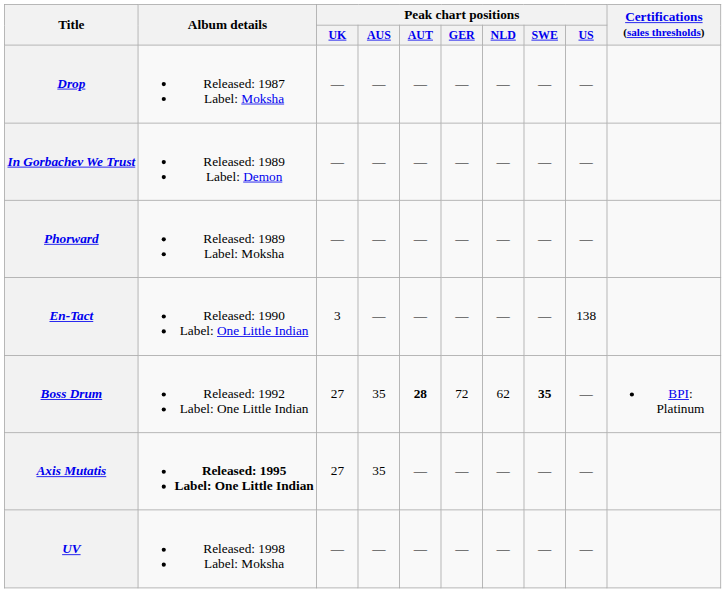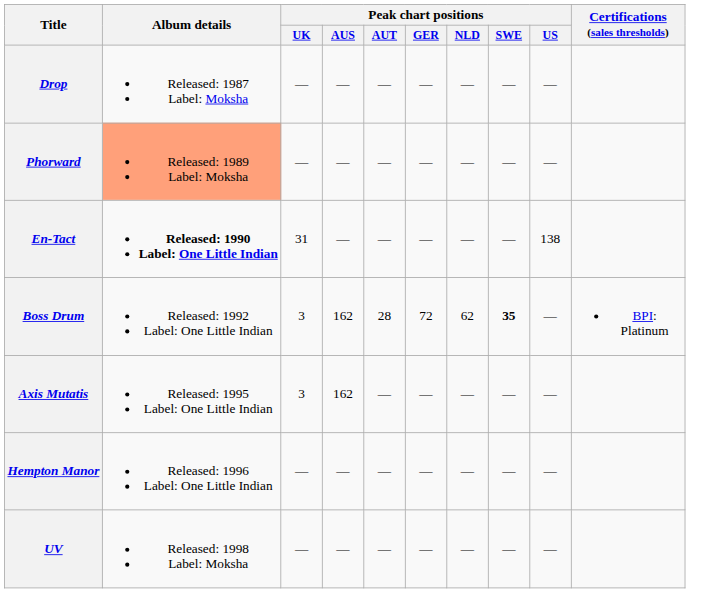- row: (71, 161)
(228, 246) no background -> (192, 169) lightsalmon background
(228, 324) normal -> (192, 246) bold
(337, 316) 3 -> (302, 239) 31
(337, 394) 27 -> (302, 316) 3
(379, 394) 35 -> (343, 316) 162
(420, 394) bold -> (384, 316) normal
(228, 479) bold -> (192, 401) normal
(337, 471) 27 -> (302, 394) 3
(379, 471) 35 -> (343, 394) 162
+ row: (53, 471)
